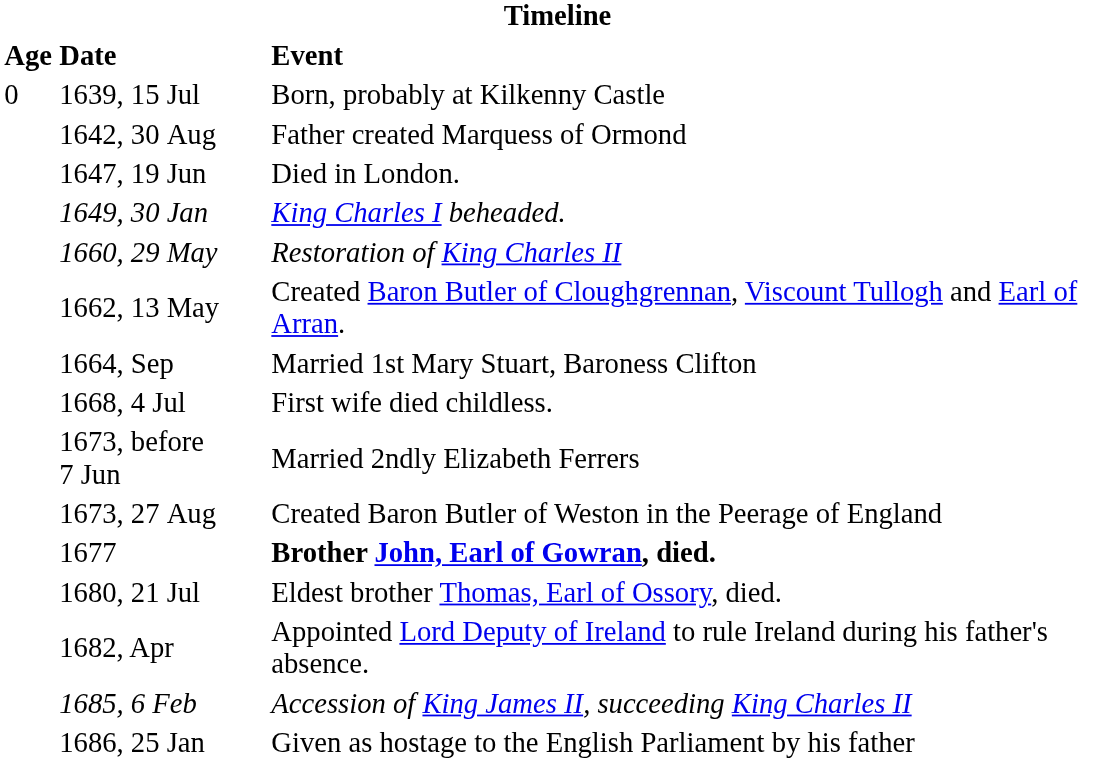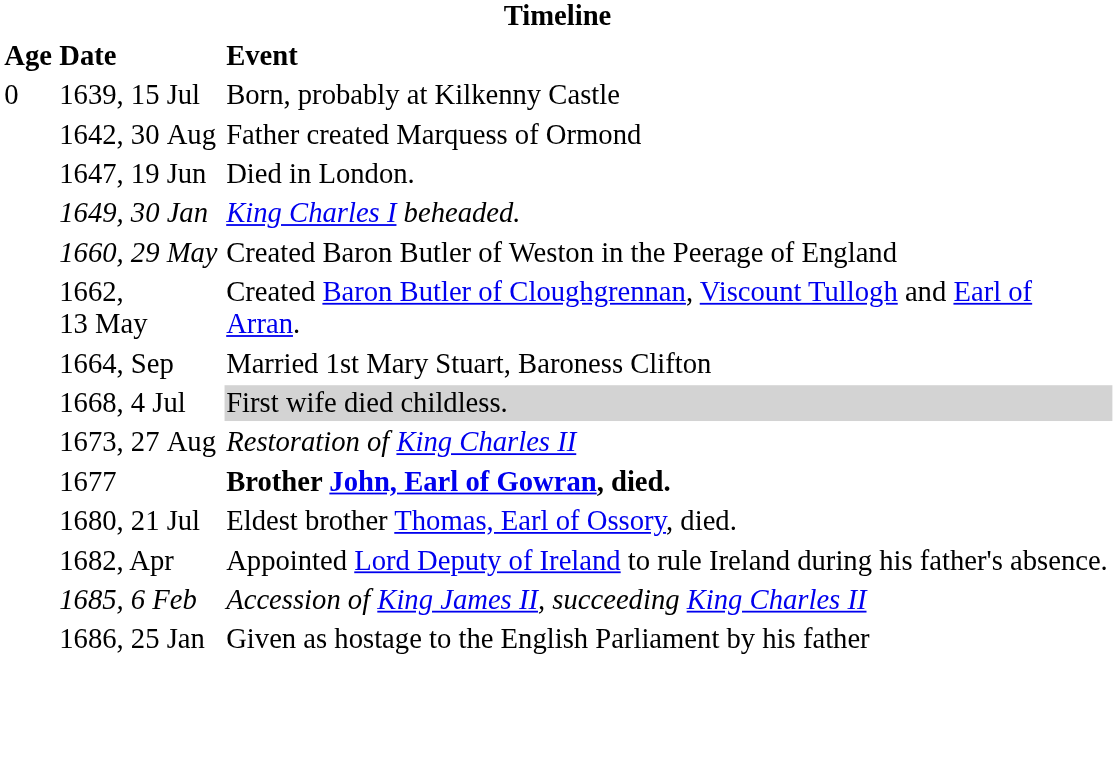(446, 252) Restoration of King Charles II -> (562, 252) Created Baron Butler of Weston in the Peerage of England
(412, 402) no background -> (367, 402) lightgrey background
- row: (132, 458)
(607, 513) Created Baron Butler of Weston in the Peerage of England -> (401, 442) Restoration of King Charles II
